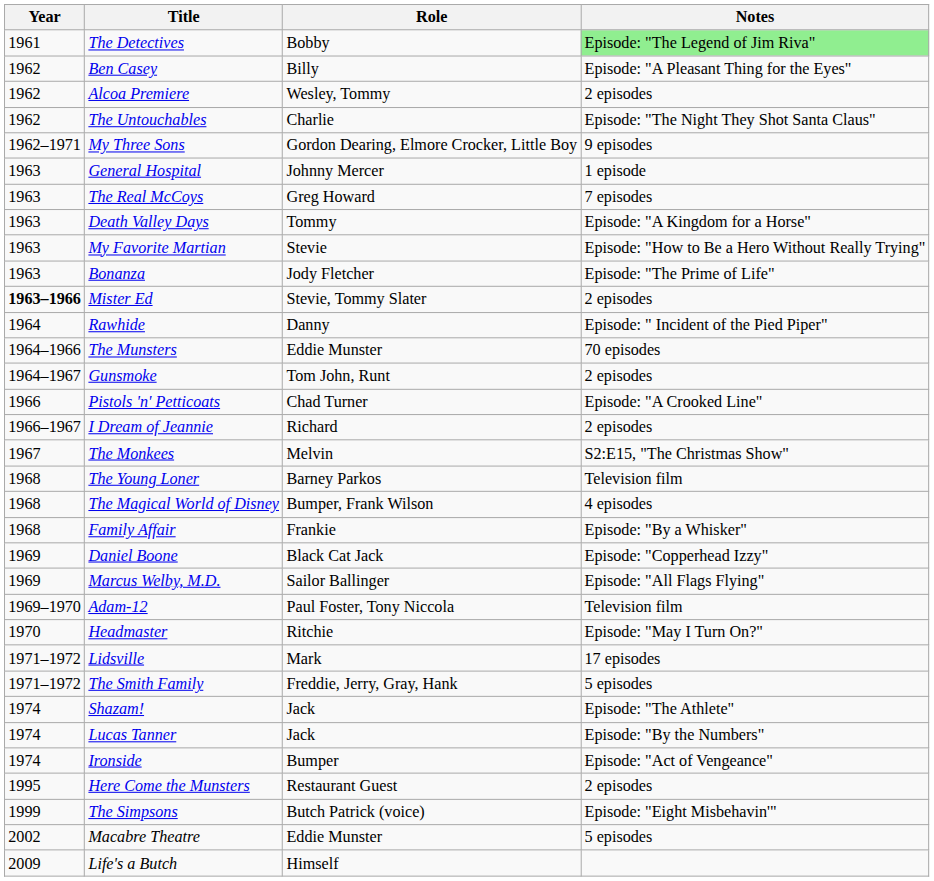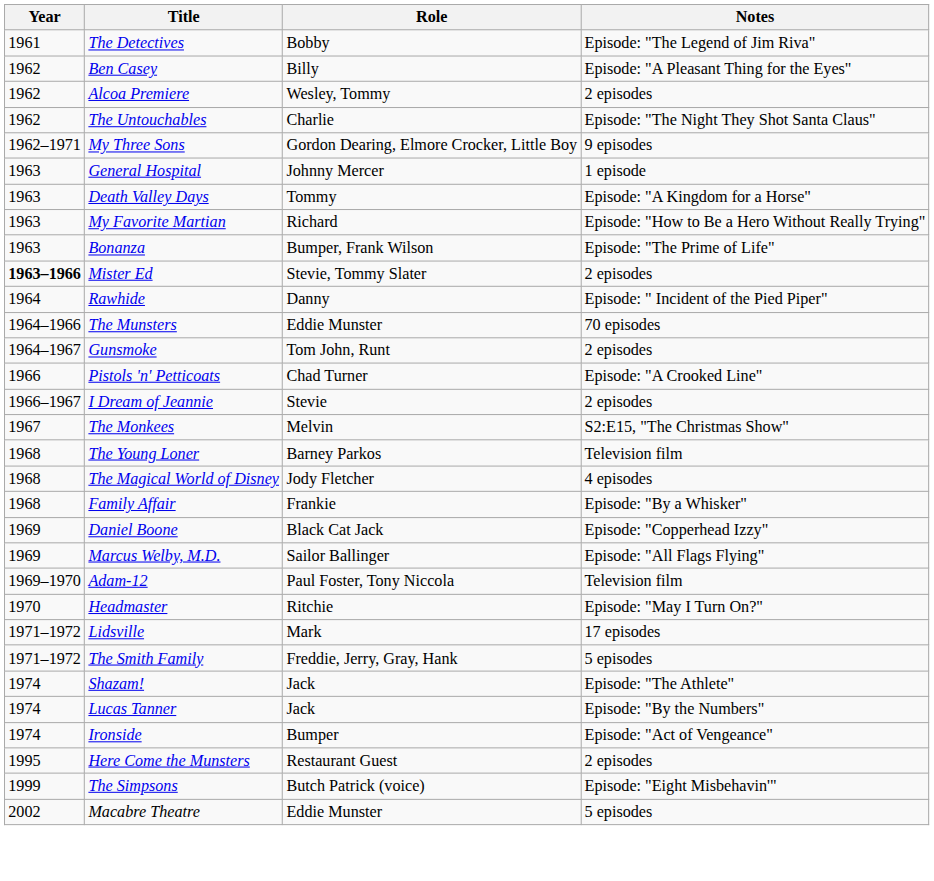(700, 42) lightgreen background -> (700, 42) no background
- row: (146, 196)
(307, 247) Stevie -> (312, 222) Richard
(330, 273) Jody Fletcher -> (360, 247) Bumper, Frank Wilson
(312, 427) Richard -> (307, 401) Stevie
(360, 504) Bumper, Frank Wilson -> (330, 478) Jody Fletcher
- row: (133, 863)
